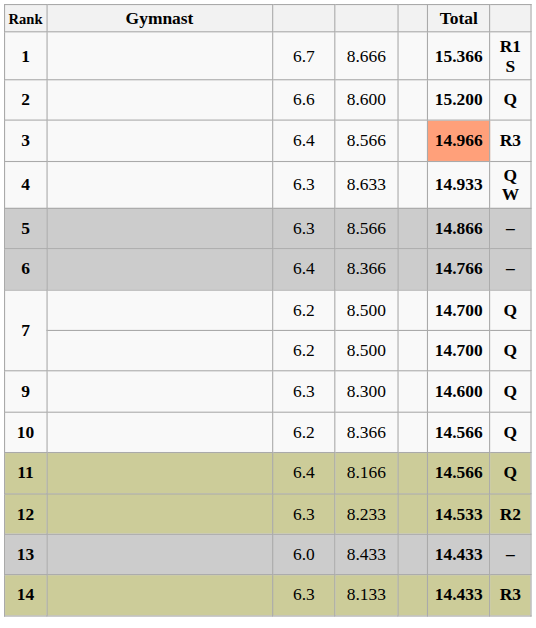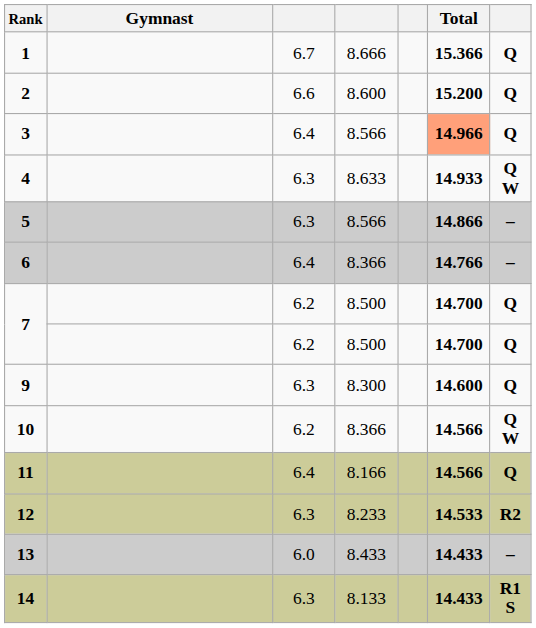(510, 55) R1 S -> (510, 52) Q
(510, 140) R3 -> (510, 134) Q
(510, 432) Q -> (510, 428) Q W
(510, 595) R3 -> (510, 598) R1 S
